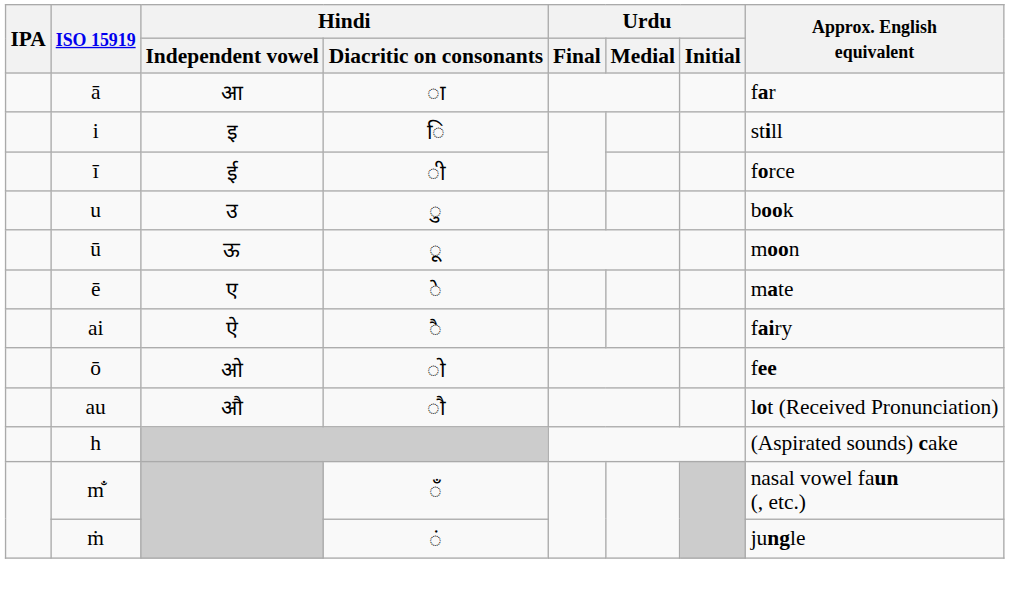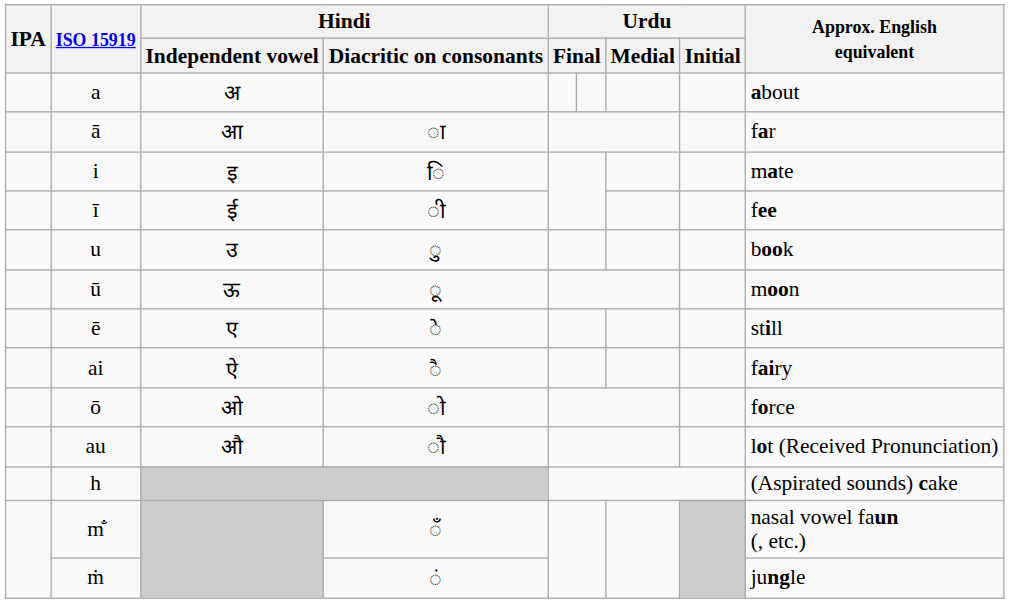+ row: (96, 92)
(767, 131) still -> (772, 170) mate
(773, 170) force -> (764, 210) fee
(772, 288) mate -> (767, 328) still
(764, 367) fee -> (773, 407) force
